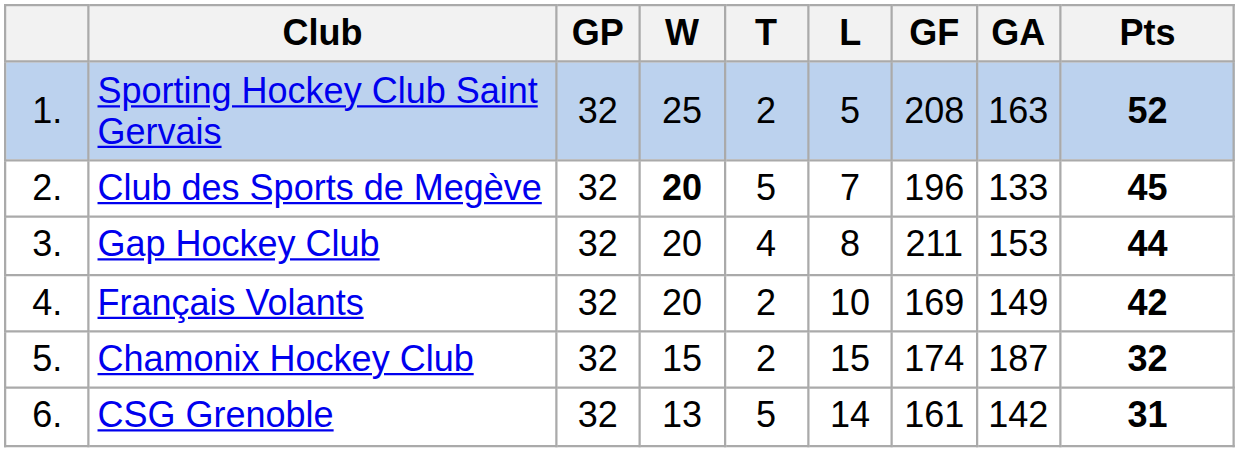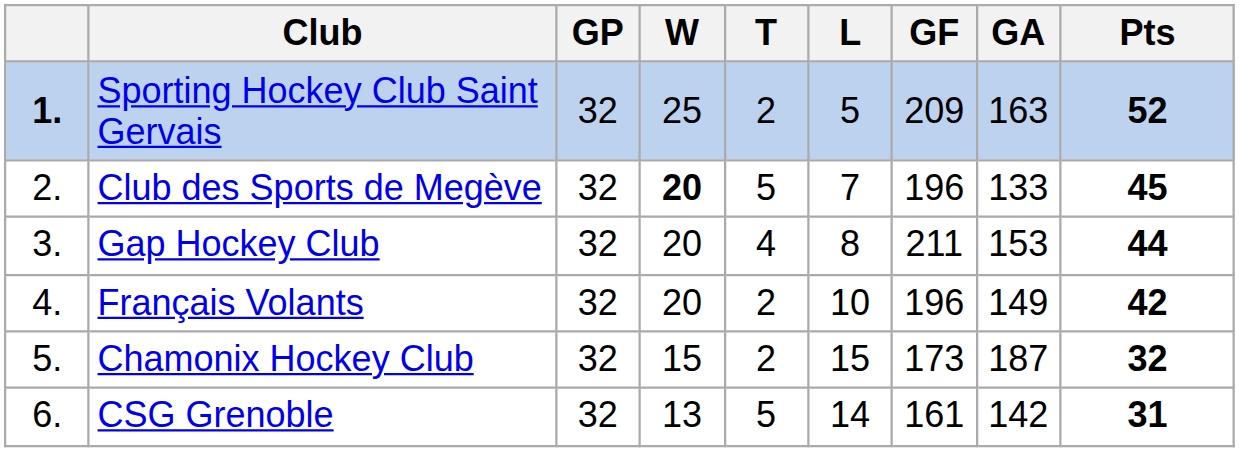(47, 110) normal -> (47, 110) bold
(934, 110) 208 -> (934, 110) 209
(934, 301) 169 -> (934, 301) 196
(934, 359) 174 -> (934, 359) 173
